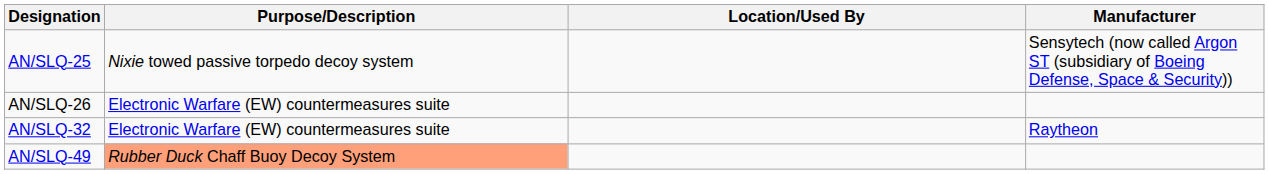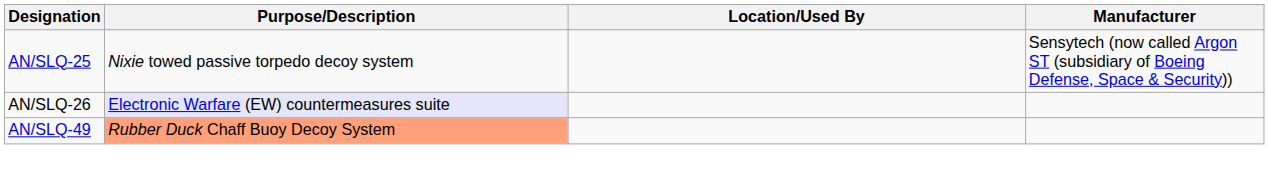(279, 104) no background -> (279, 104) lavender background
- row: (50, 130)
